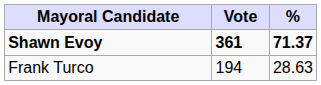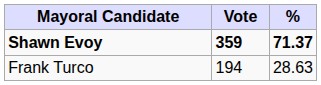(229, 42) 361 -> (229, 42) 359
